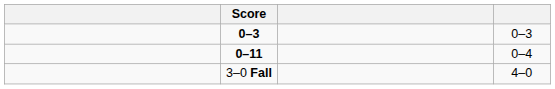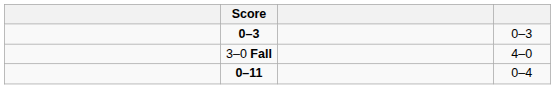rows swapped: (249, 53) <-> (249, 73)
